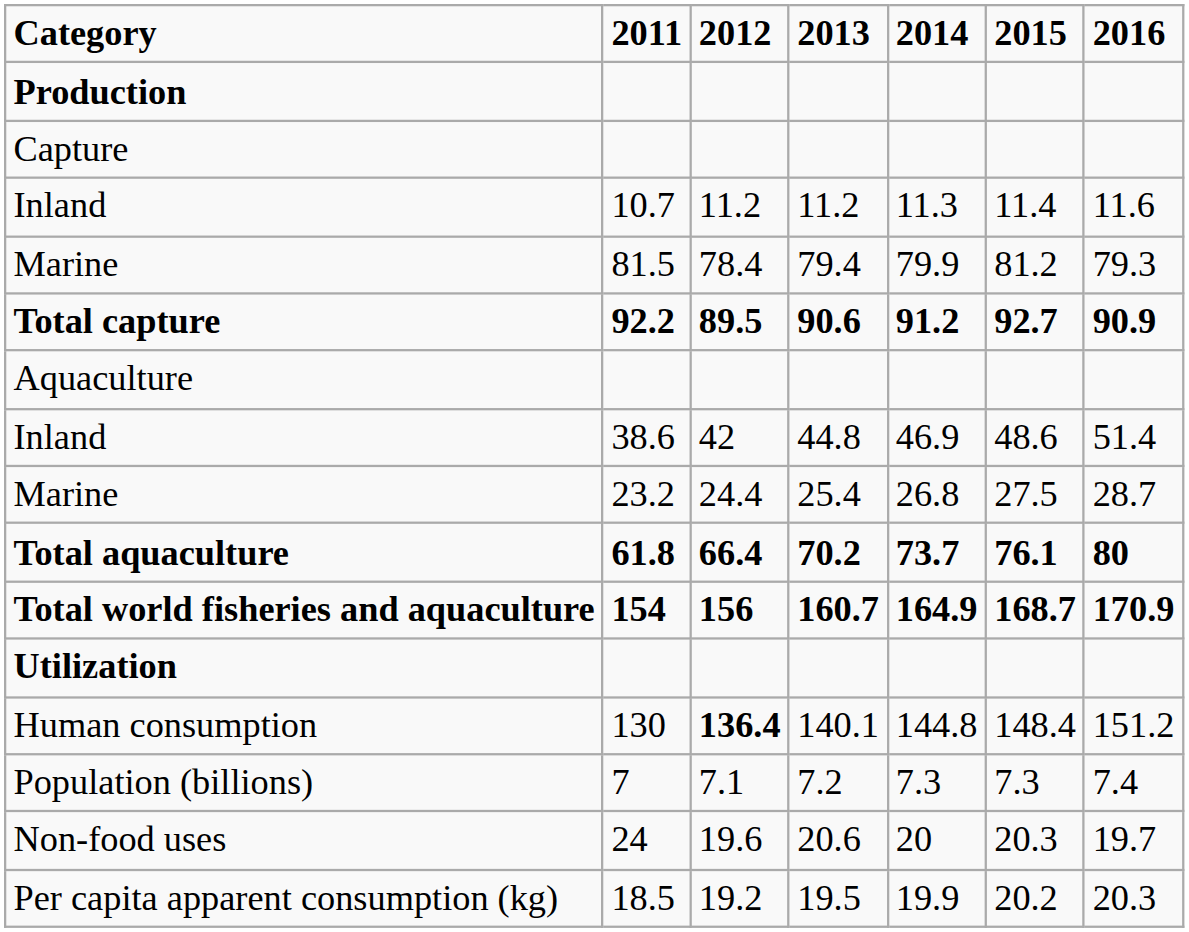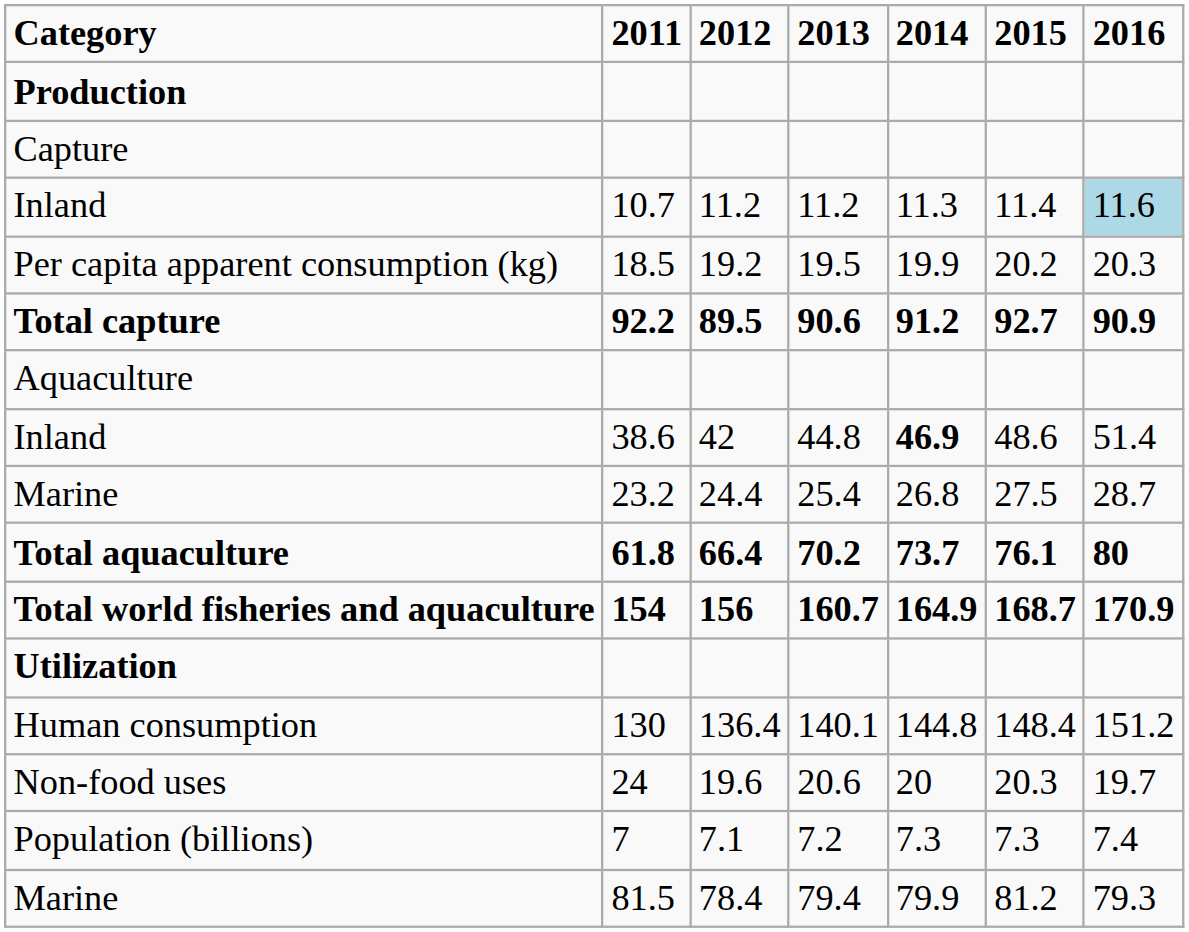(1124, 206) no background -> (1124, 206) lightblue background
rows swapped: (66, 263) <-> (286, 897)
(928, 436) normal -> (928, 436) bold
(740, 724) bold -> (740, 724) normal
rows swapped: (120, 839) <-> (163, 782)
